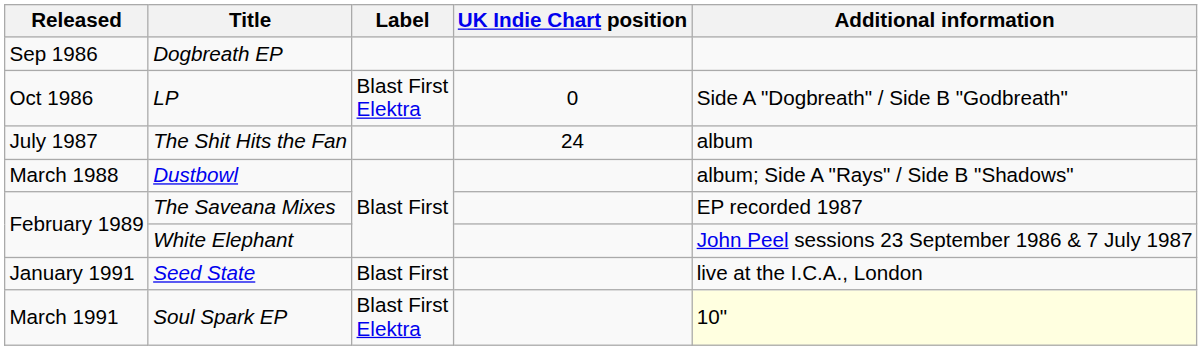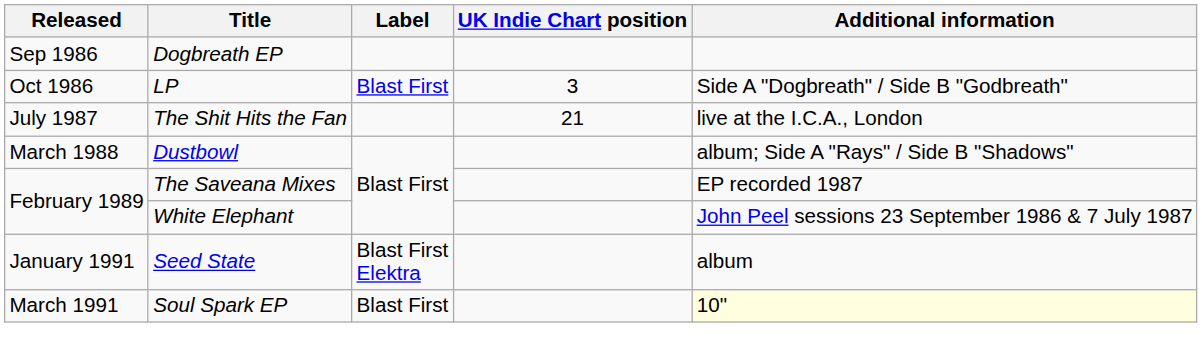(402, 97) Blast First Elektra -> (402, 86) Blast First
(572, 97) 0 -> (572, 86) 3
(572, 142) 24 -> (572, 119) 21
(725, 142) album -> (810, 119) live at the I.C.A., London
(402, 273) Blast First -> (402, 261) Blast First Elektra
(810, 273) live at the I.C.A., London -> (725, 261) album
(402, 317) Blast First Elektra -> (402, 305) Blast First
